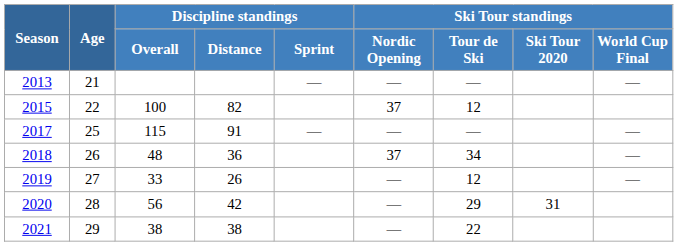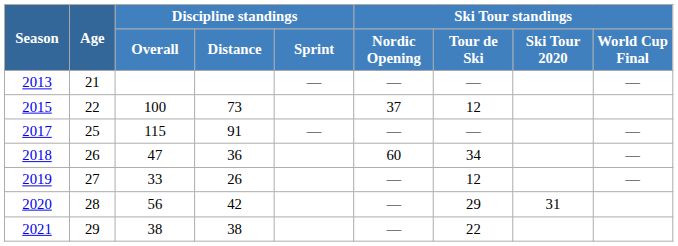(235, 107) 82 -> (235, 107) 73
(155, 155) 48 -> (155, 155) 47
(394, 155) 37 -> (394, 155) 60
